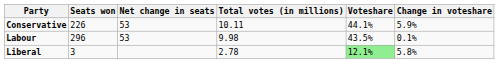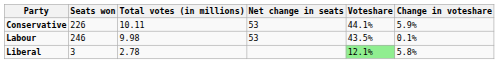columns swapped: (167, 11) <-> (281, 11)
(78, 38) 296 -> (78, 38) 246
